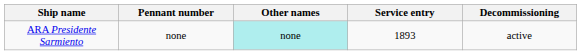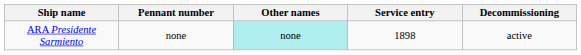(405, 35) 1893 -> (405, 35) 1898
